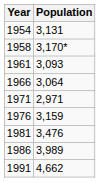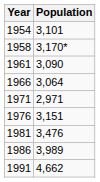(50, 30) 3,131 -> (50, 30) 3,101
(50, 64) 3,093 -> (50, 64) 3,090
(50, 116) 3,159 -> (50, 116) 3,151
